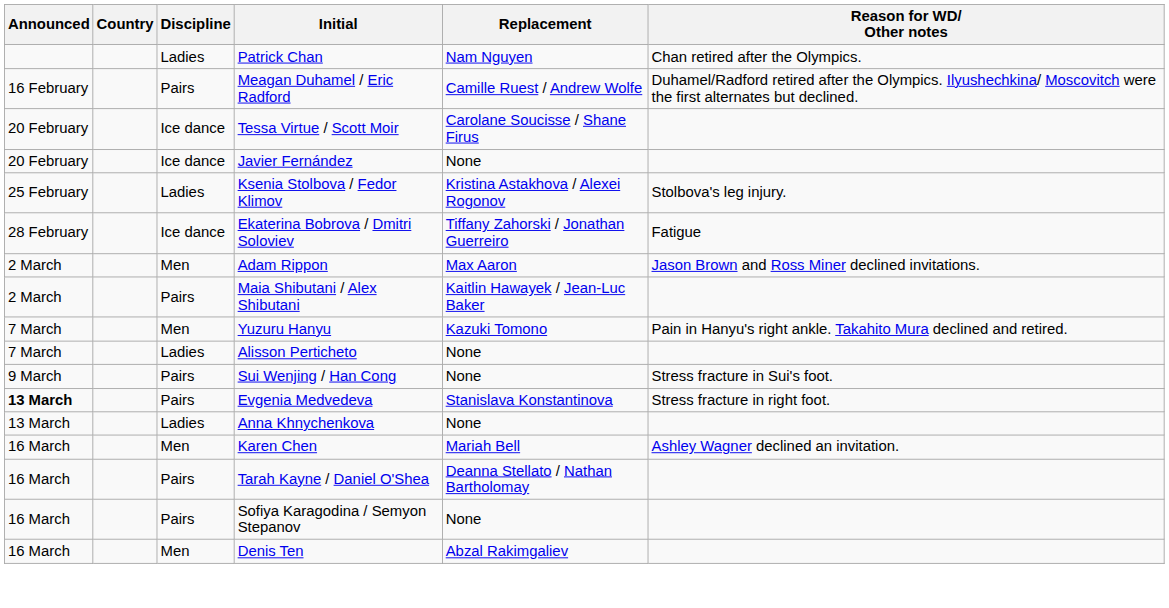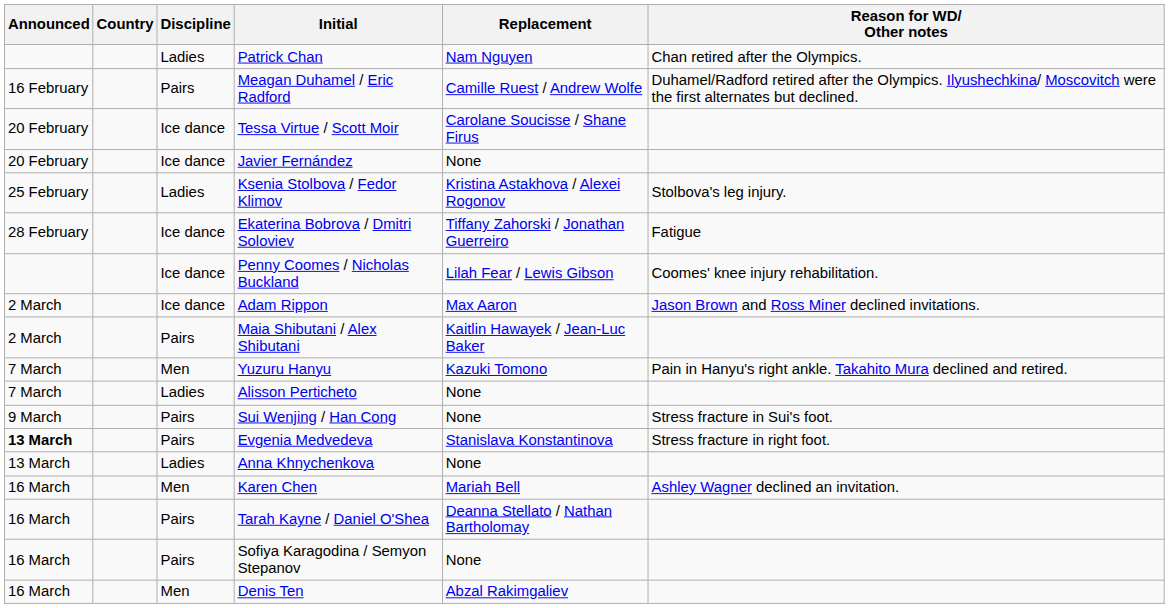+ row: (323, 273)
(175, 265) Men -> (193, 305) Ice dance
